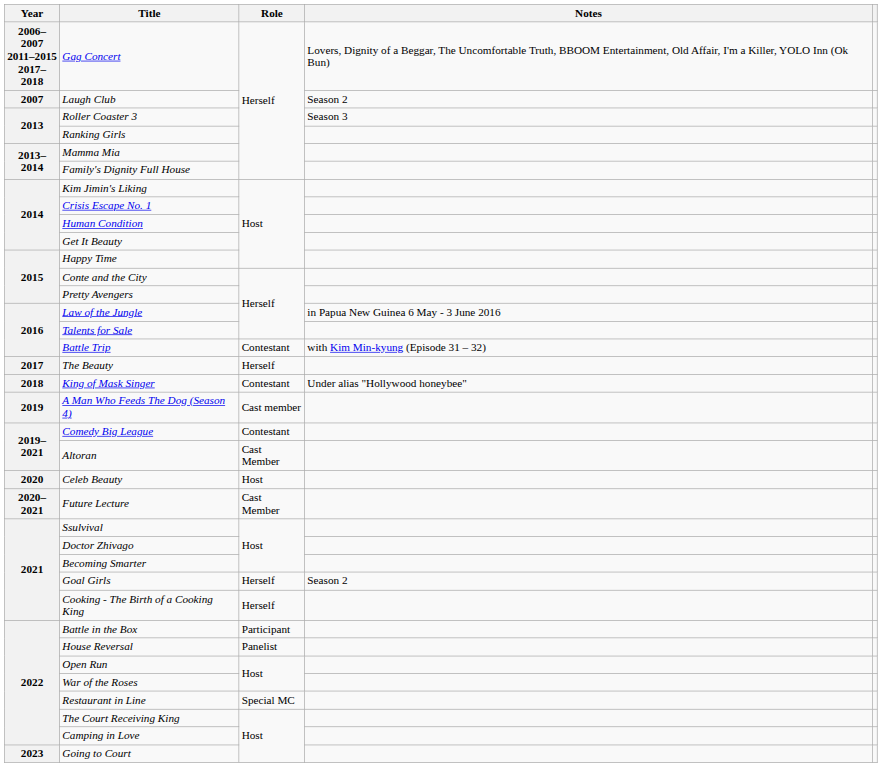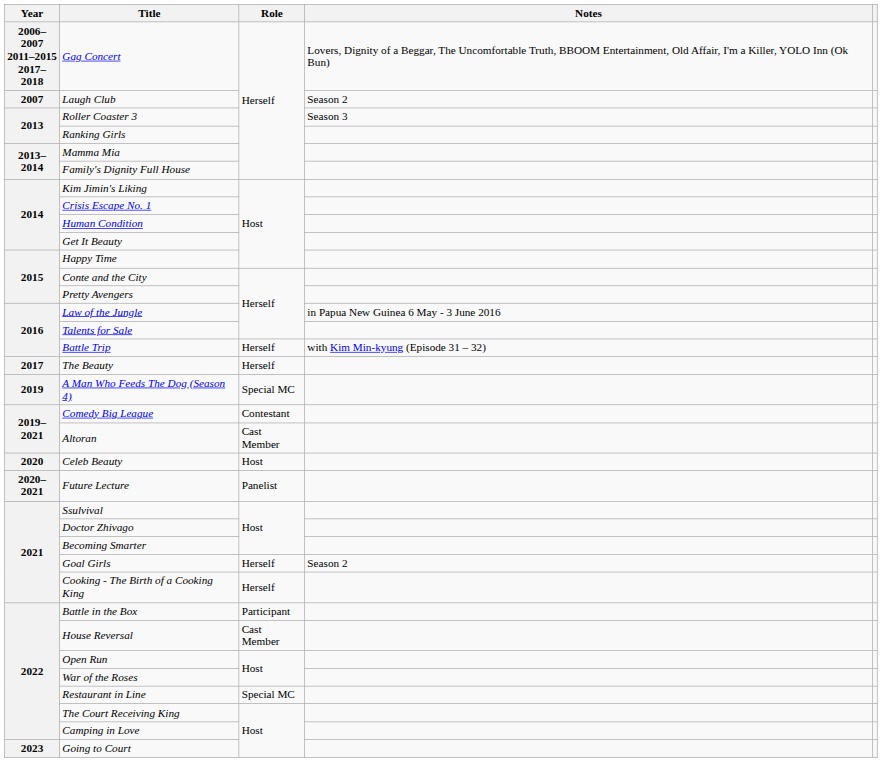(266, 347) Contestant -> (258, 347) Herself
- row: (109, 383)
(271, 407) Cast member -> (268, 389) Special MC
(261, 503) Cast Member -> (259, 486) Panelist
(259, 647) Panelist -> (261, 635) Cast Member
